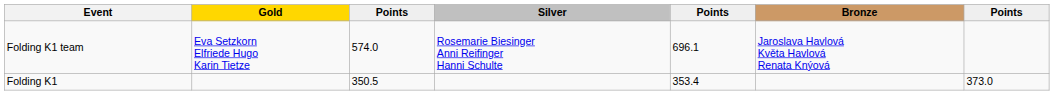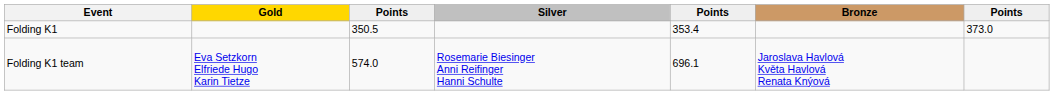rows swapped: (32, 82) <-> (45, 47)
